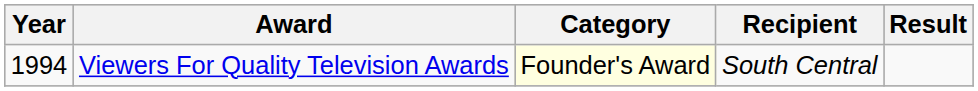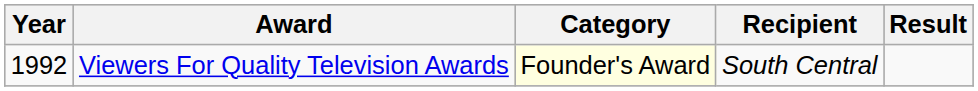(39, 65) 1994 -> (39, 65) 1992
